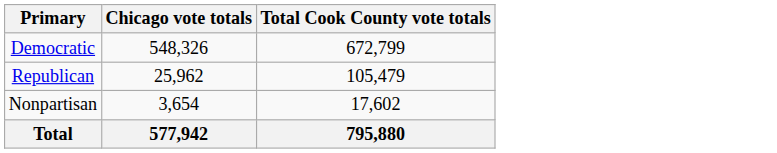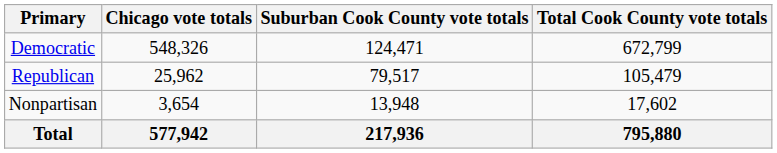+ column: (395, 18)
